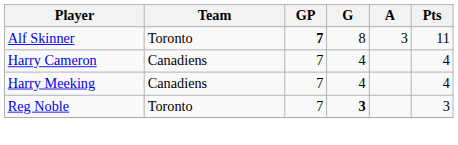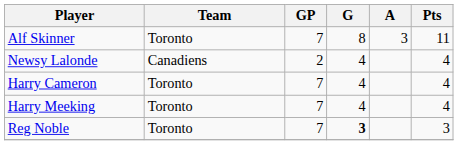(320, 38) bold -> (320, 38) normal
+ row: (53, 60)
(177, 60) Canadiens -> (170, 83) Toronto
(177, 83) Canadiens -> (170, 106) Toronto
